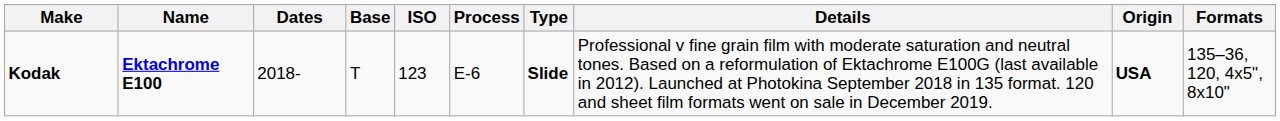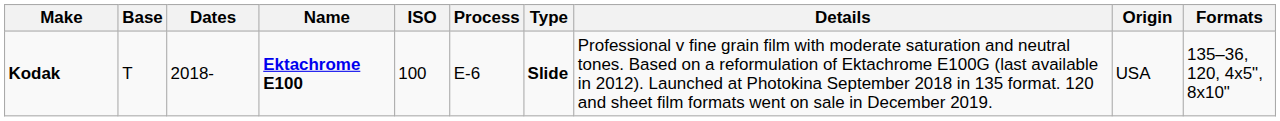columns swapped: (186, 17) <-> (370, 17)
(412, 73) 123 -> (412, 73) 100
(1134, 73) bold -> (1133, 73) normal
